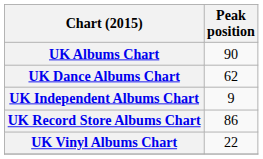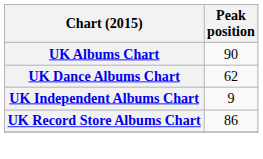- row: (104, 143)
